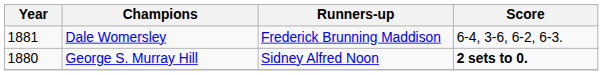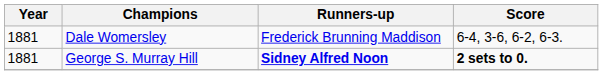(23, 59) 1880 -> (23, 59) 1881
(320, 59) normal -> (325, 59) bold
